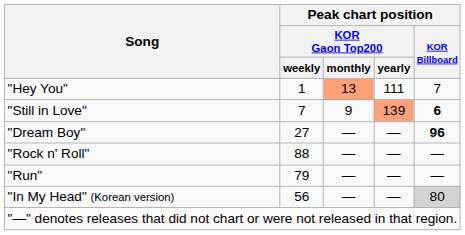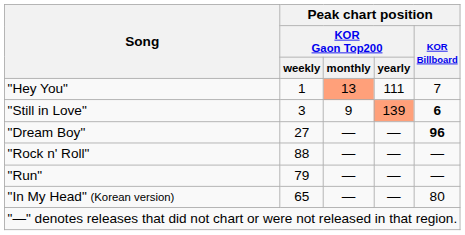(302, 110) 7 -> (302, 110) 3
(302, 197) 56 -> (302, 197) 65
(437, 197) lightgrey background -> (437, 197) no background
